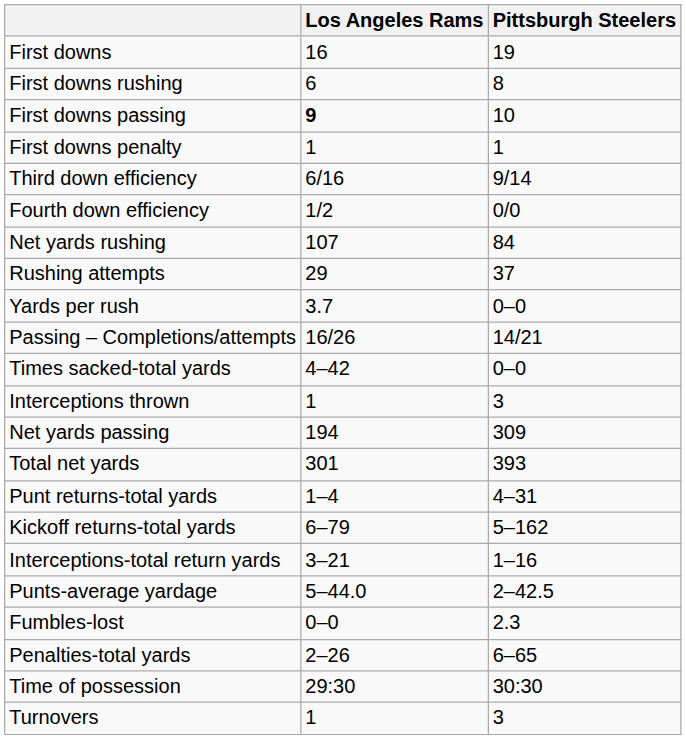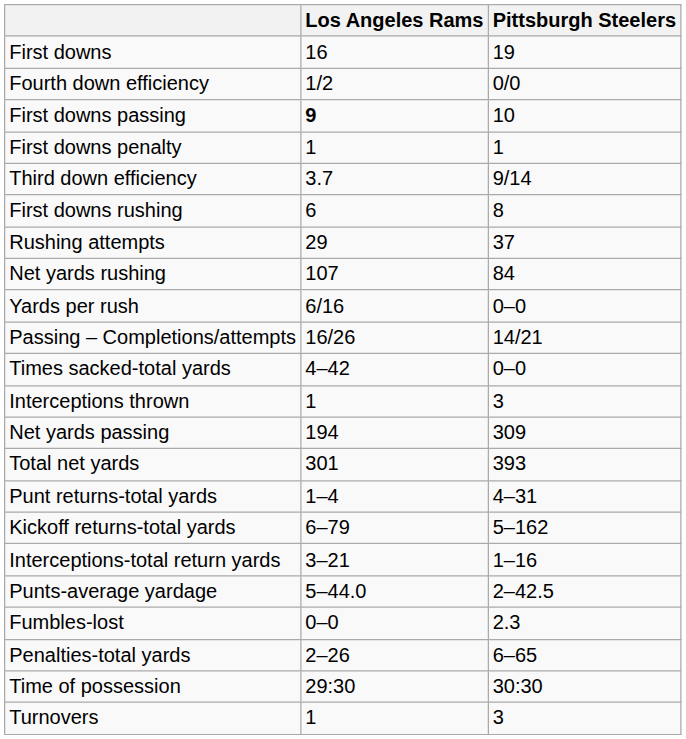rows swapped: (96, 83) <-> (109, 210)
(325, 178) 6/16 -> (319, 178) 3.7
rows swapped: (88, 242) <-> (87, 274)
(319, 305) 3.7 -> (325, 305) 6/16
